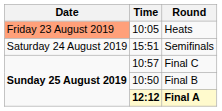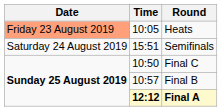(146, 64) 10:57 -> (146, 64) 10:50
(146, 81) 10:50 -> (146, 81) 10:57
